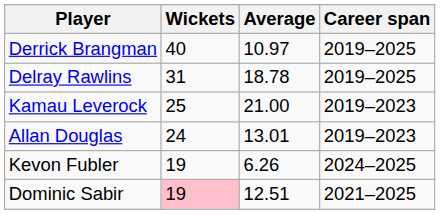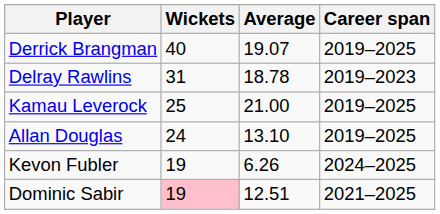(266, 48) 10.97 -> (266, 48) 19.07
(370, 77) 2019–2025 -> (370, 77) 2019–2023
(370, 106) 2019–2023 -> (370, 106) 2019–2025
(266, 135) 13.01 -> (266, 135) 13.10
(370, 135) 2019–2023 -> (370, 135) 2019–2025
